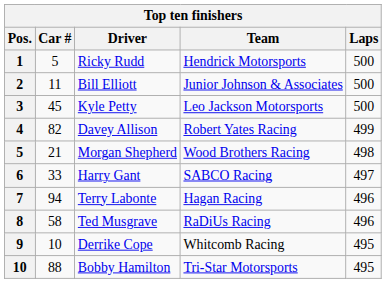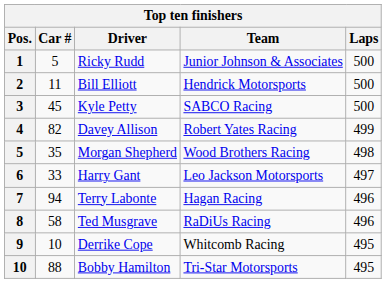(245, 61) Hendrick Motorsports -> (263, 61) Junior Johnson & Associates
(263, 84) Junior Johnson & Associates -> (245, 84) Hendrick Motorsports
(253, 107) Leo Jackson Motorsports -> (228, 107) SABCO Racing
(55, 152) 21 -> (55, 152) 35
(228, 175) SABCO Racing -> (253, 175) Leo Jackson Motorsports
